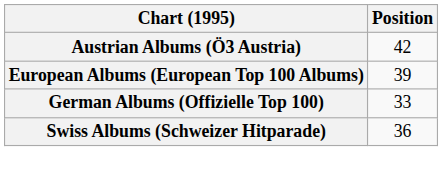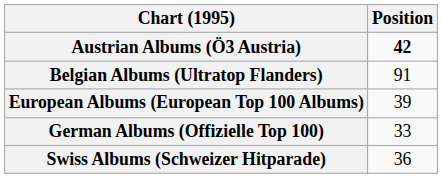(403, 46) normal -> (403, 46) bold
+ row: (186, 74)
